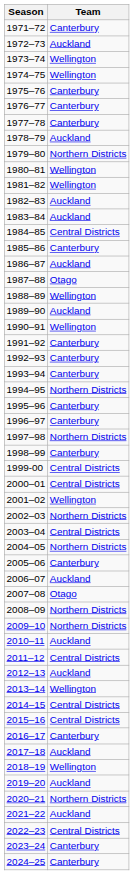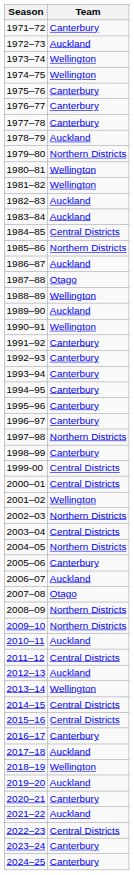(74, 248) Canterbury -> (88, 248) Northern Districts
(88, 389) Northern Districts -> (74, 389) Canterbury
(88, 798) Northern Districts -> (74, 798) Canterbury
